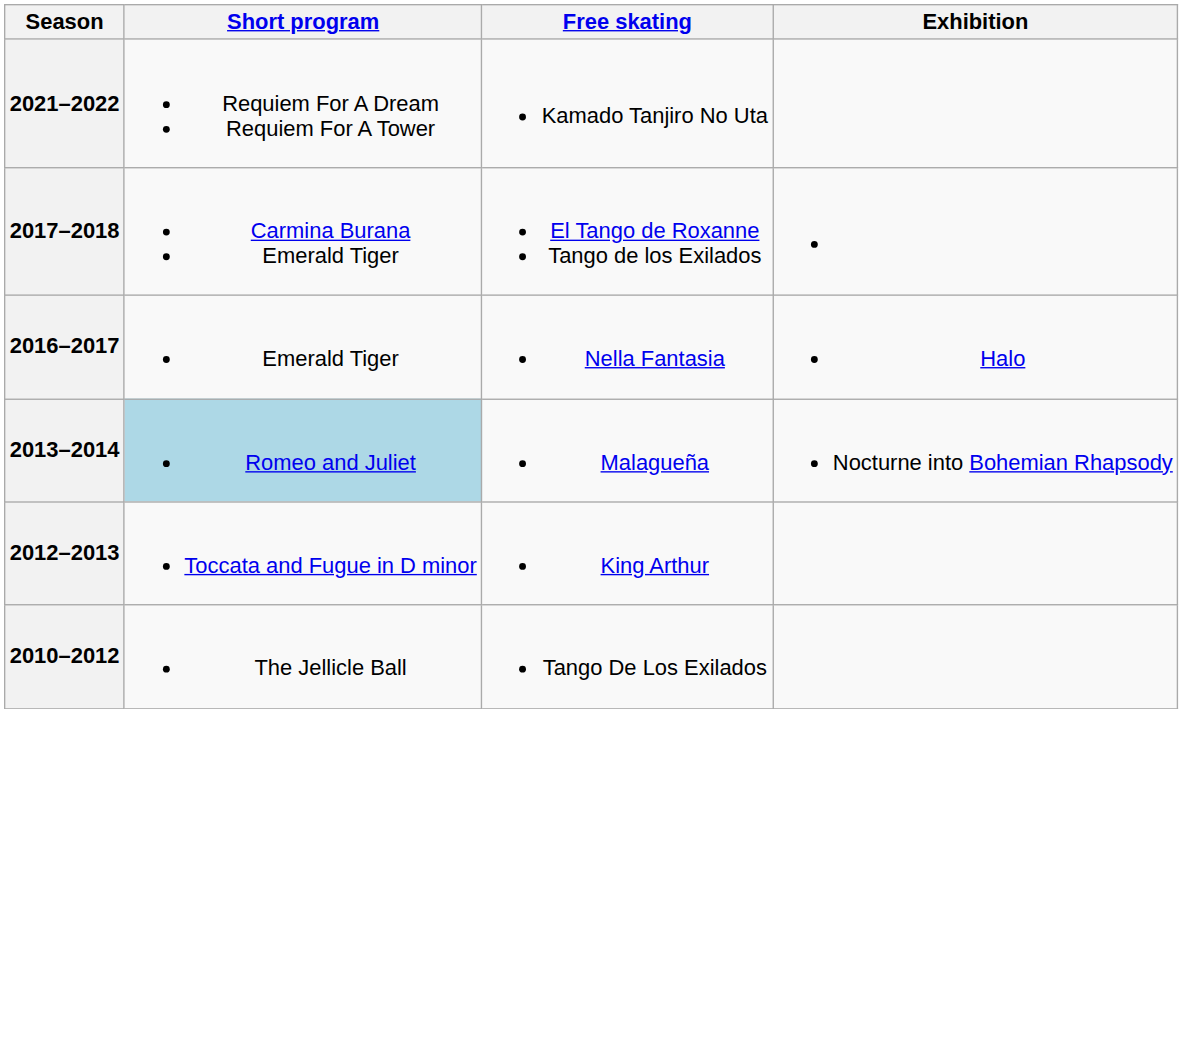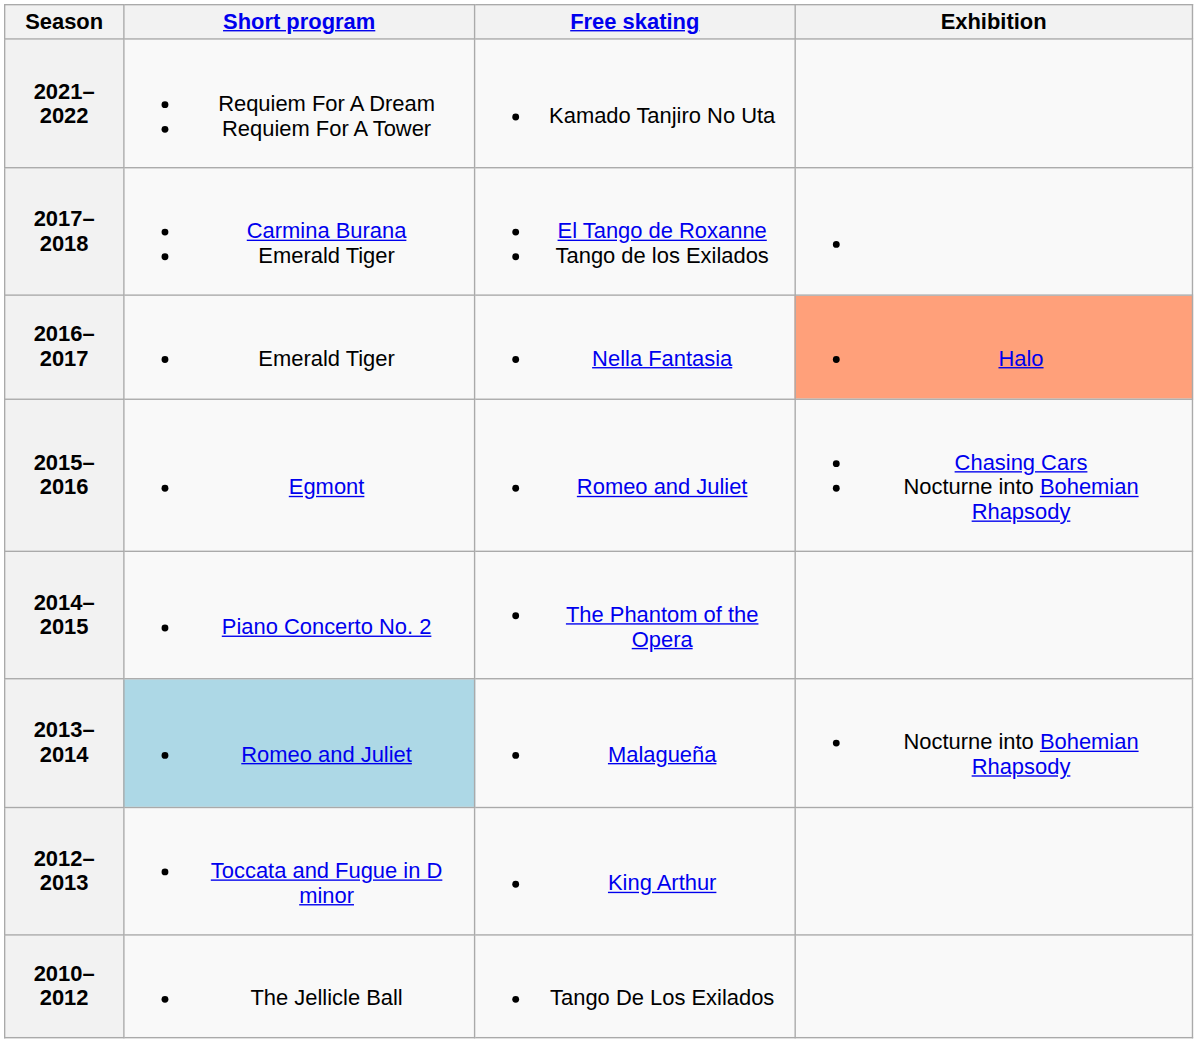(975, 359) no background -> (994, 359) lightsalmon background
+ row: (64, 474)
+ row: (64, 614)
